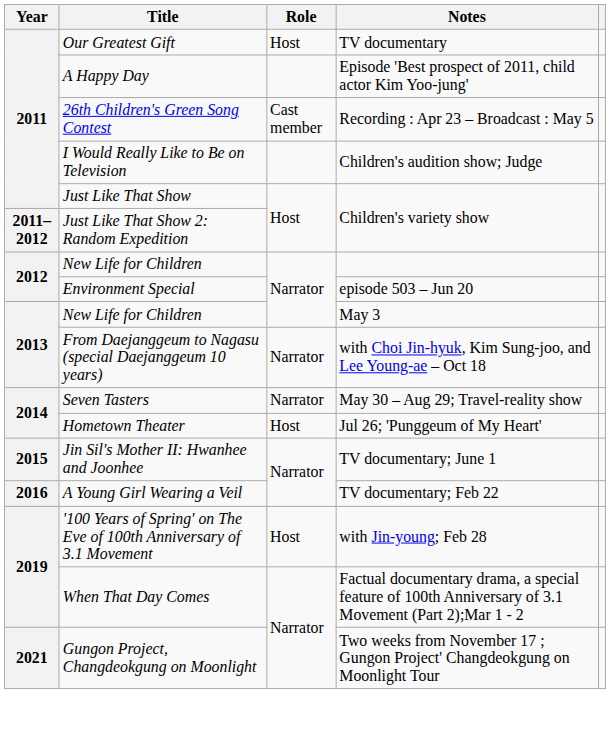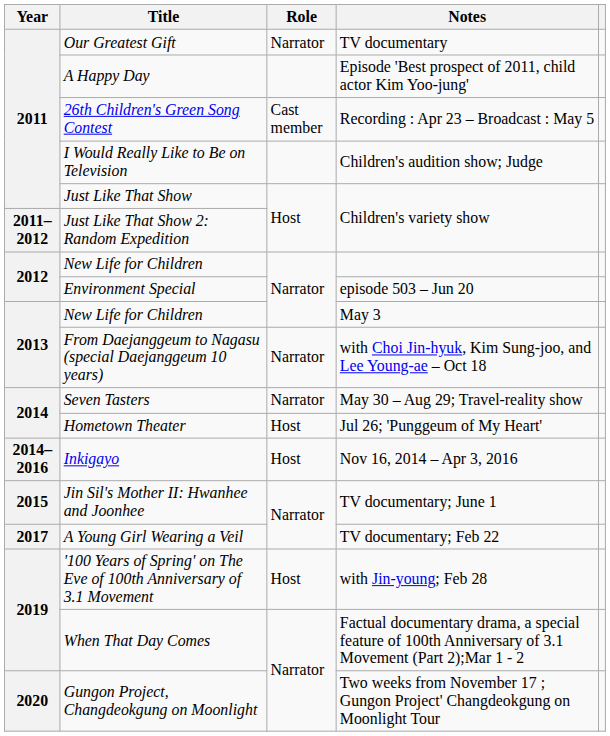(285, 42) Host -> (297, 42) Narrator
+ row: (91, 459)
(32, 493) 2016 -> (32, 536) 2017
(32, 657) 2021 -> (32, 700) 2020
